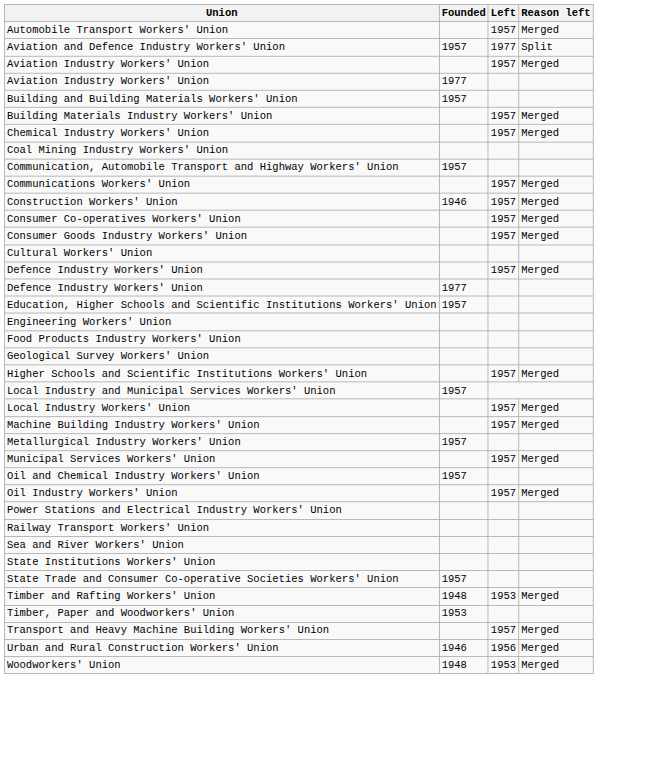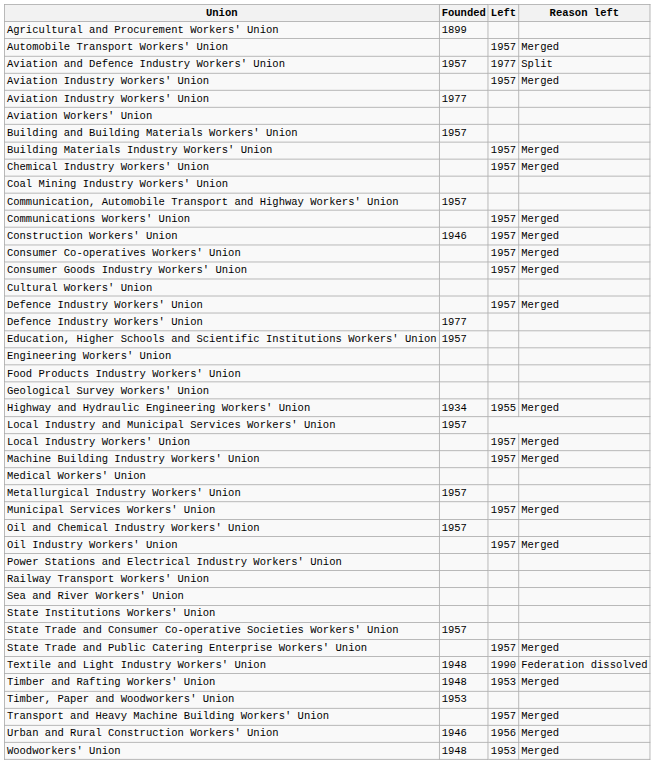+ row: (143, 30)
+ row: (80, 116)
- row: (187, 373)
+ row: (159, 408)
+ row: (76, 476)
+ row: (187, 648)
+ row: (136, 665)
